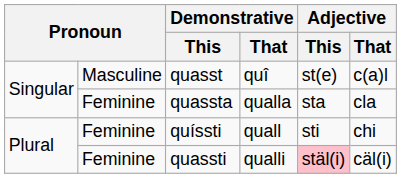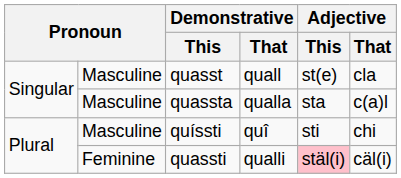(256, 74) quî -> (262, 74) quall
(371, 74) c(a)l -> (365, 74) cla
(119, 103) Feminine -> (122, 103) Masculine
(365, 103) cla -> (371, 103) c(a)l
(119, 131) Feminine -> (122, 131) Masculine
(262, 131) quall -> (256, 131) quî
